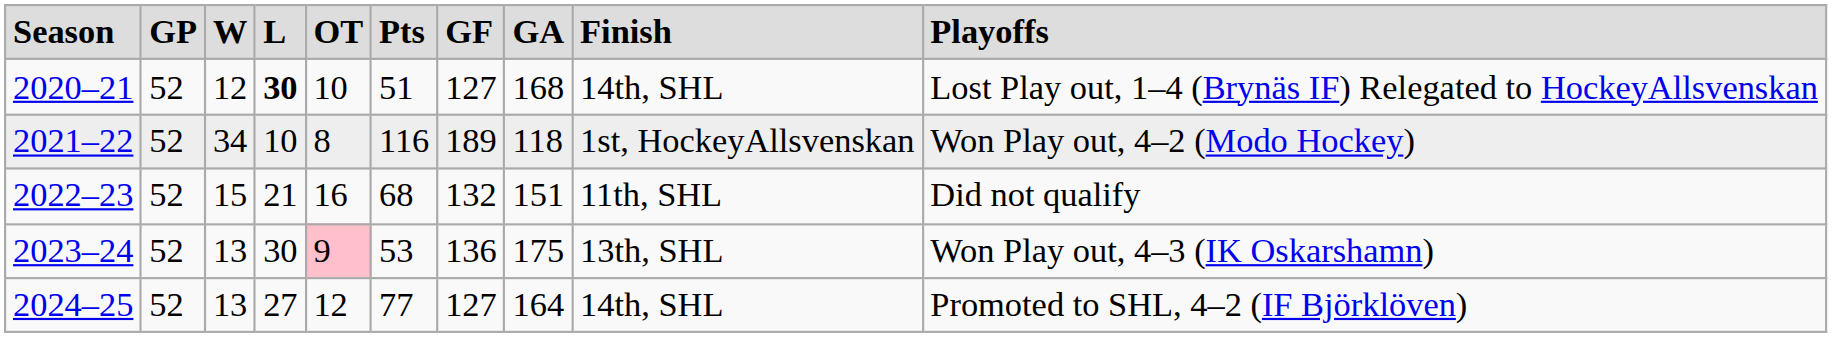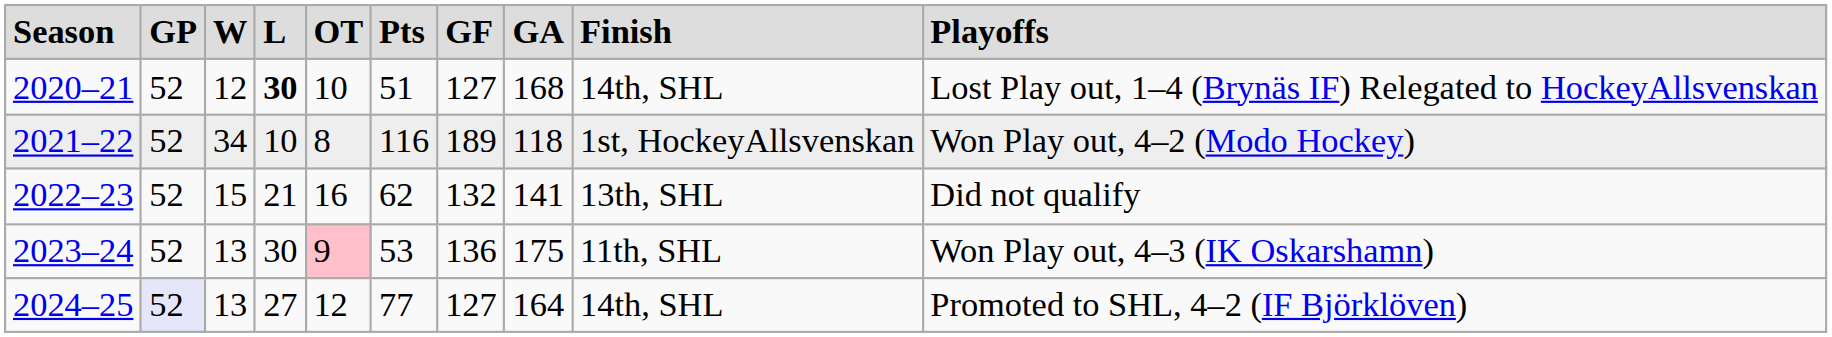(396, 195) 68 -> (396, 195) 62
(538, 195) 151 -> (538, 195) 141
(651, 195) 11th, SHL -> (652, 195) 13th, SHL
(652, 250) 13th, SHL -> (651, 250) 11th, SHL
(166, 304) no background -> (166, 304) lavender background
